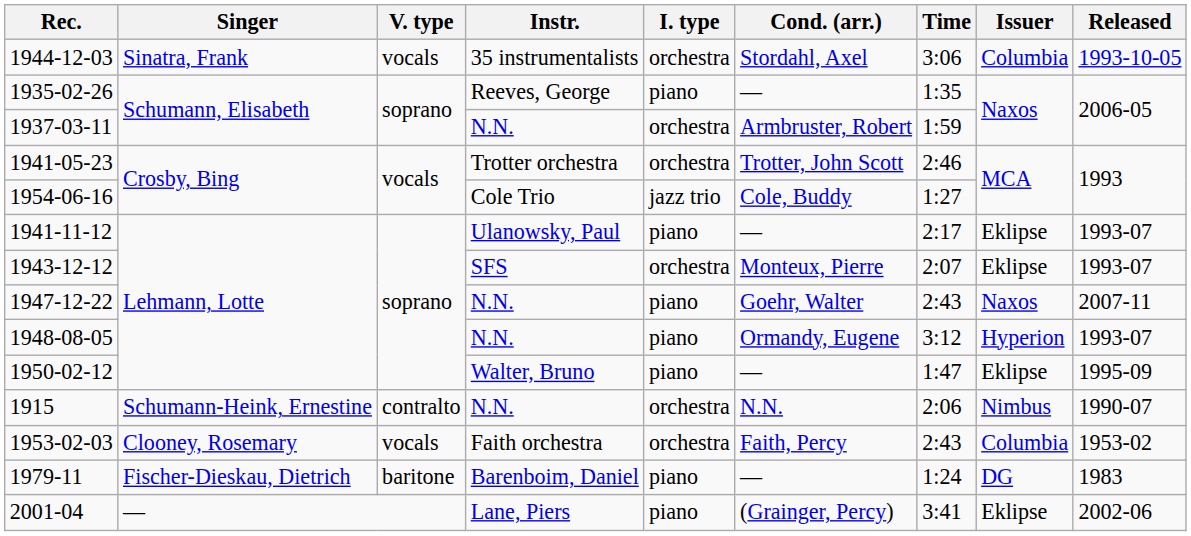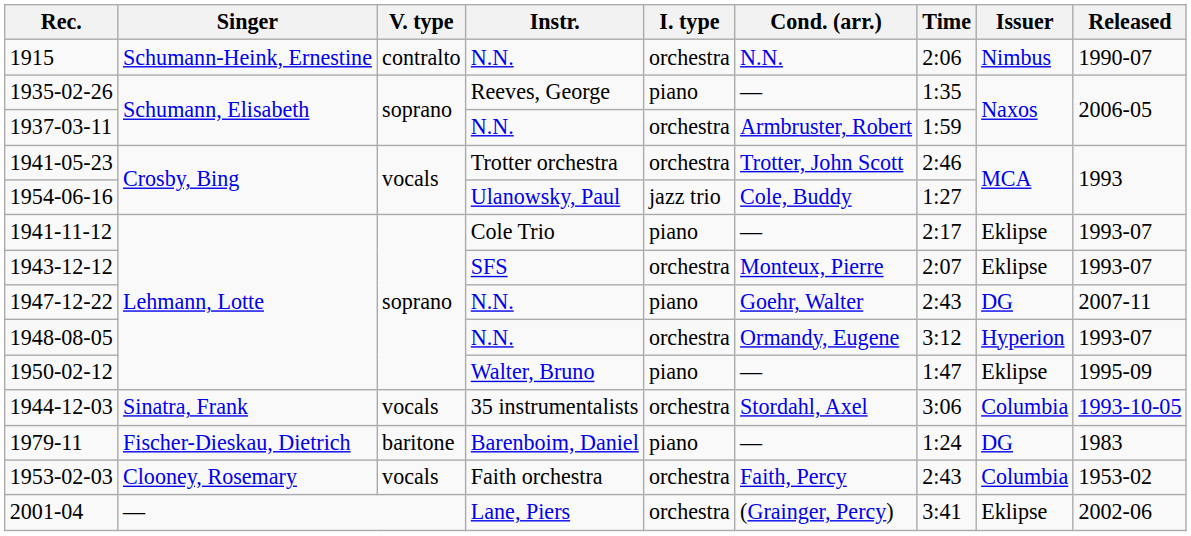rows swapped: (32, 407) <-> (61, 57)
(513, 197) Cole Trio -> (546, 197) Ulanowsky, Paul
(546, 232) Ulanowsky, Paul -> (513, 232) Cole Trio
(1009, 302) Naxos -> (997, 302) DG
(674, 337) piano -> (689, 337) orchestra
rows swapped: (61, 442) <-> (46, 477)
(674, 512) piano -> (689, 512) orchestra
